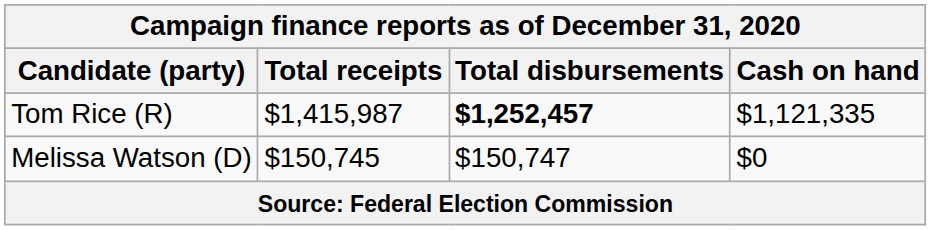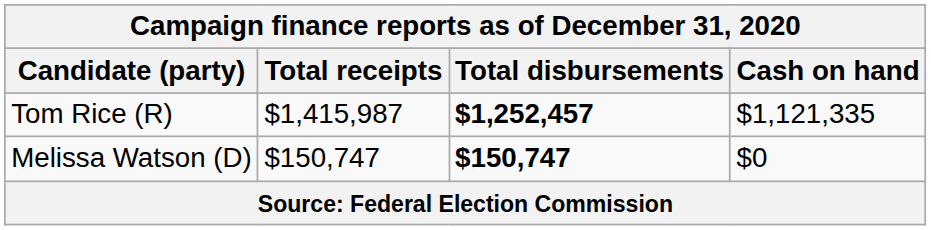(322, 158) $150,745 -> (322, 158) $150,747
(513, 158) normal -> (513, 158) bold
